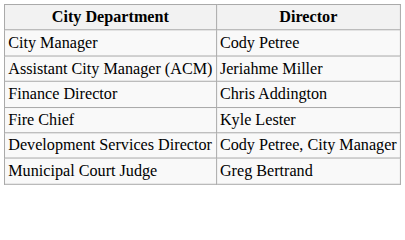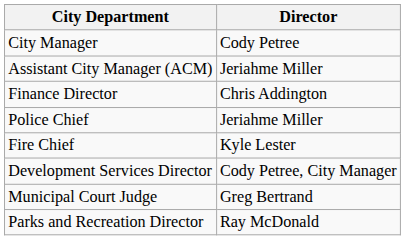+ row: (48, 119)
+ row: (106, 222)
